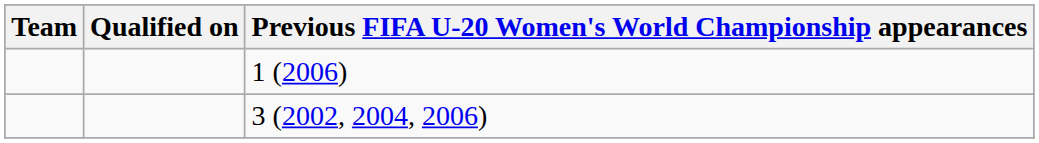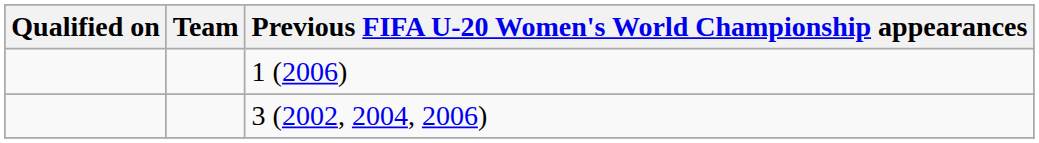columns swapped: (44, 26) <-> (164, 26)
